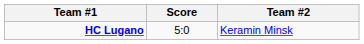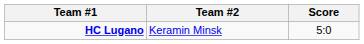columns swapped: (182, 13) <-> (288, 13)
